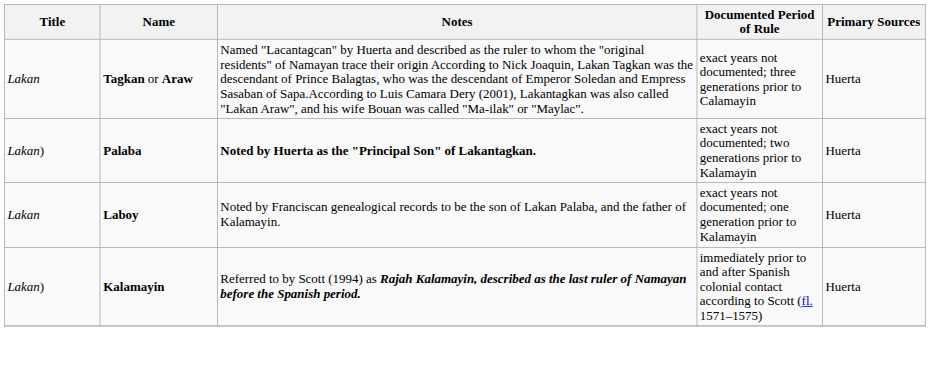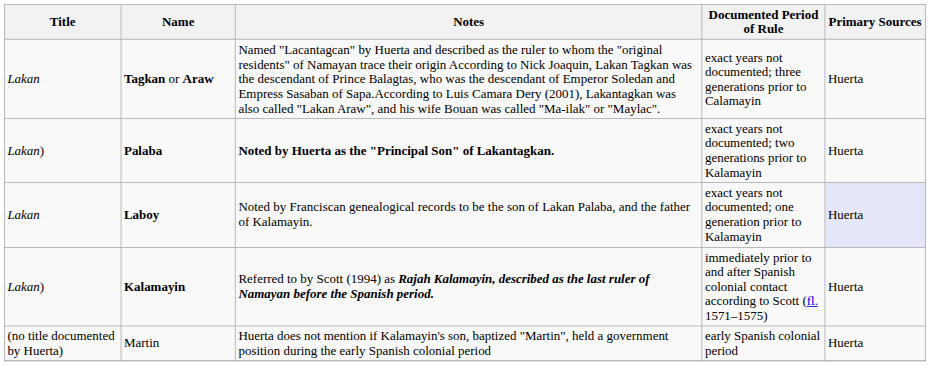(843, 214) no background -> (846, 214) lavender background
+ row: (142, 343)
